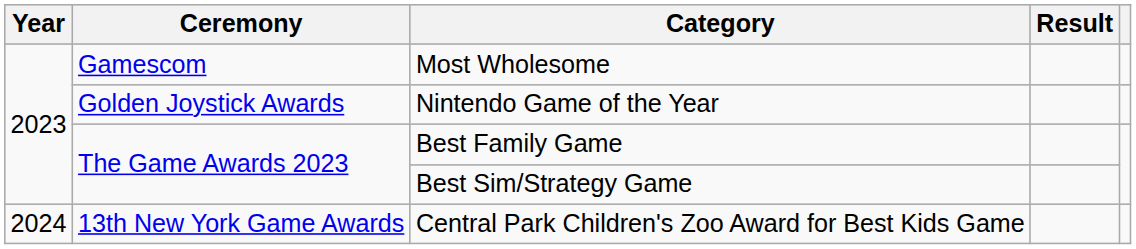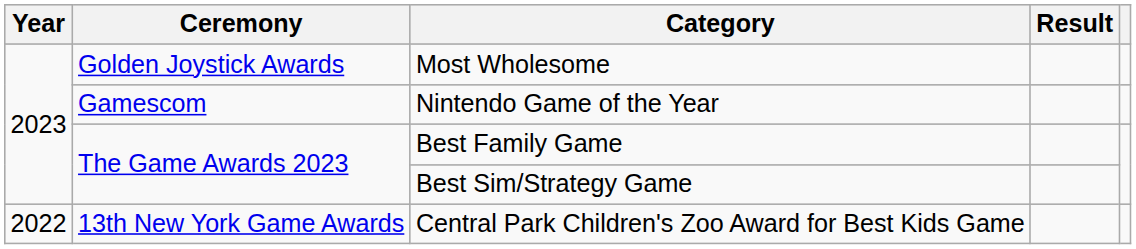(142, 64) Gamescom -> (211, 64) Golden Joystick Awards
(211, 104) Golden Joystick Awards -> (142, 104) Gamescom
(39, 223) 2024 -> (39, 223) 2022
